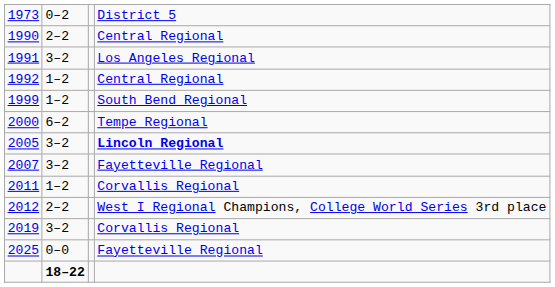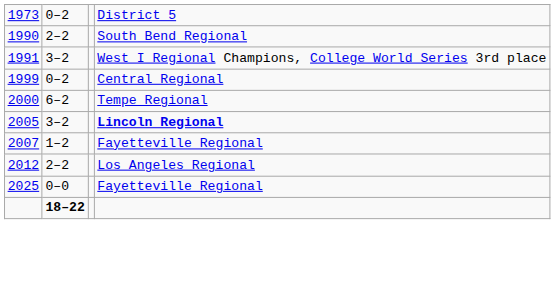(160, 37) Central Regional -> (172, 37) South Bend Regional
(176, 58) Los Angeles Regional -> (322, 58) West I Regional Champions, College World Series 3rd place
- row: (23, 79)
(57, 101) 1–2 -> (57, 79) 0–2
(172, 101) South Bend Regional -> (160, 79) Central Regional
(57, 165) 3–2 -> (57, 144) 1–2
- row: (23, 186)
(322, 208) West I Regional Champions, College World Series 3rd place -> (176, 165) Los Angeles Regional
- row: (23, 229)
